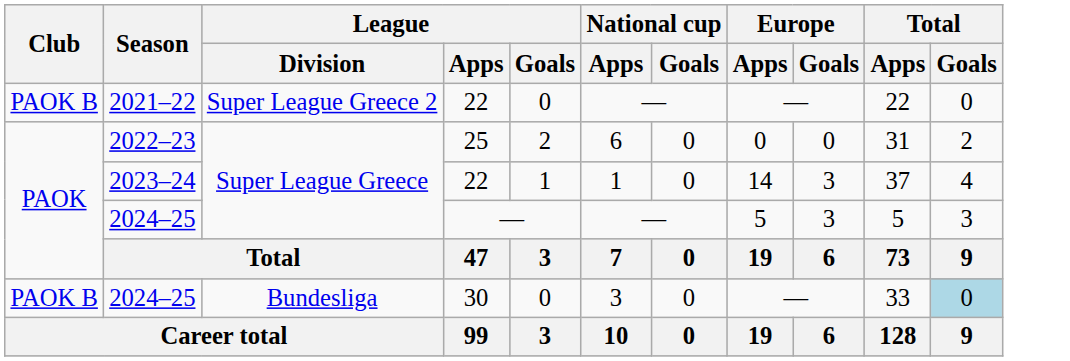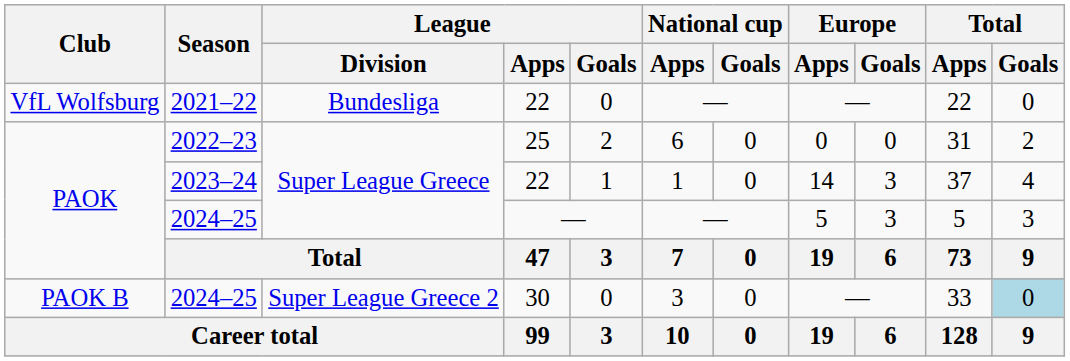(54, 102) PAOK B -> (85, 102) VfL Wolfsburg
(322, 102) Super League Greece 2 -> (383, 102) Bundesliga
(322, 297) Bundesliga -> (384, 297) Super League Greece 2
